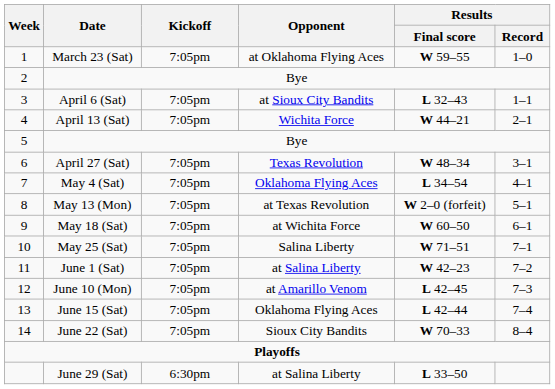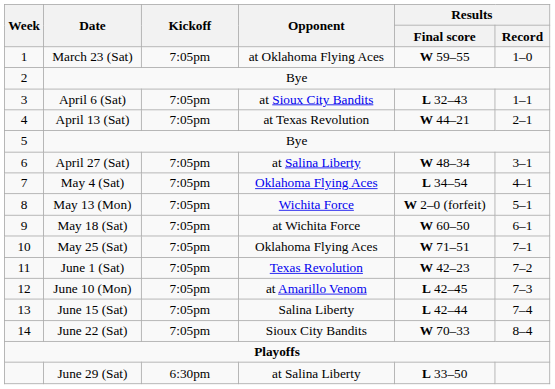(316, 120) Wichita Force -> (316, 120) at Texas Revolution
(316, 162) Texas Revolution -> (316, 162) at Salina Liberty
(316, 204) at Texas Revolution -> (316, 204) Wichita Force
(316, 246) Salina Liberty -> (316, 246) Oklahoma Flying Aces
(316, 267) at Salina Liberty -> (316, 267) Texas Revolution
(316, 309) Oklahoma Flying Aces -> (316, 309) Salina Liberty
